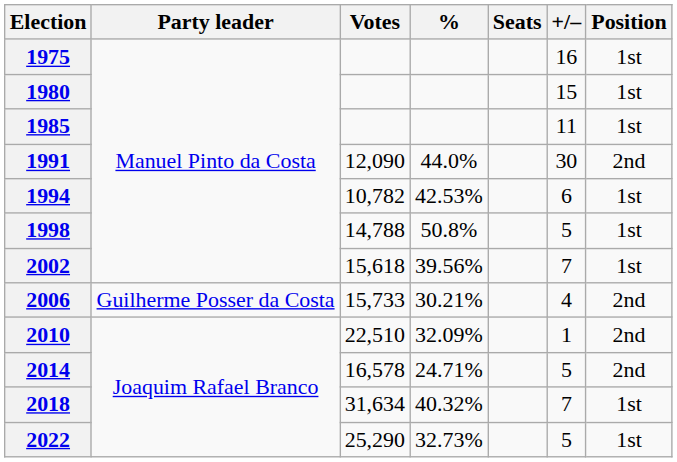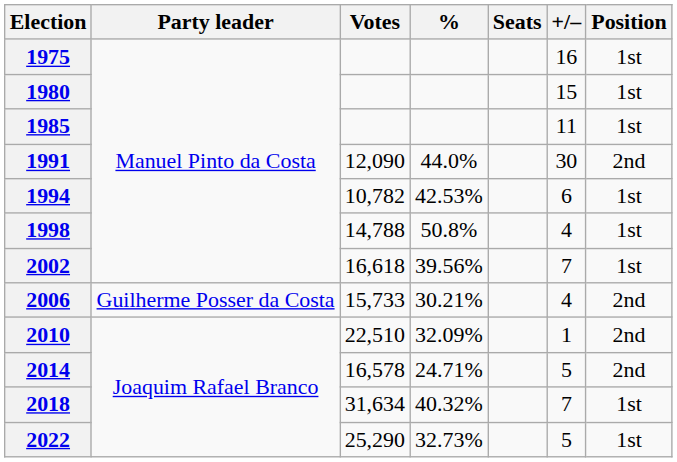(566, 230) 5 -> (566, 230) 4
(375, 265) 15,618 -> (375, 265) 16,618
